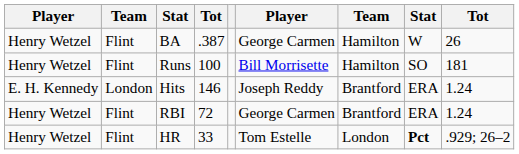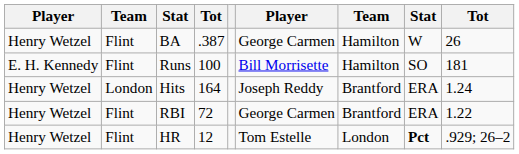(50, 64) Henry Wetzel -> (53, 64) E. H. Kennedy
(53, 88) E. H. Kennedy -> (50, 88) Henry Wetzel
(209, 88) 146 -> (209, 88) 164
(459, 112) 1.24 -> (459, 112) 1.22
(205, 137) 33 -> (205, 137) 12
